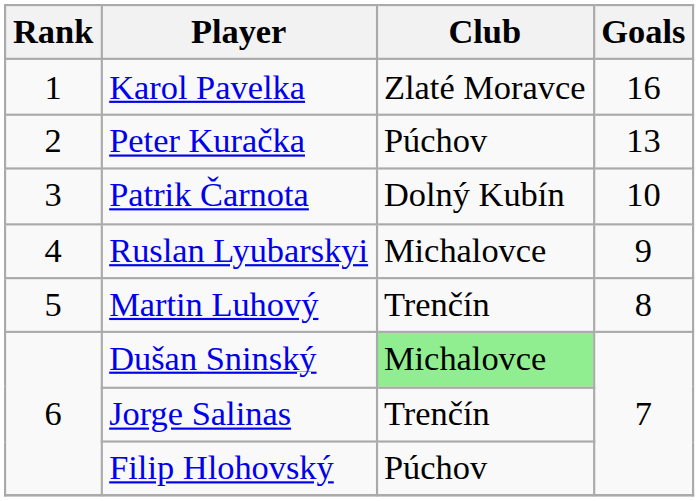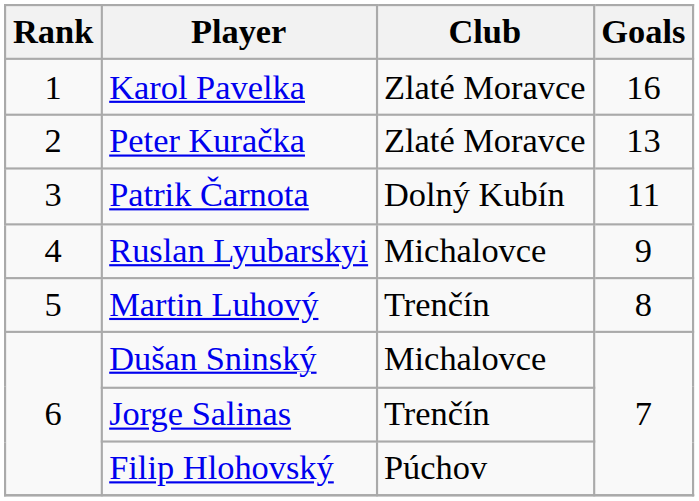(436, 140) Púchov -> (485, 140) Zlaté Moravce
(643, 195) 10 -> (643, 195) 11
(465, 359) lightgreen background -> (465, 359) no background
